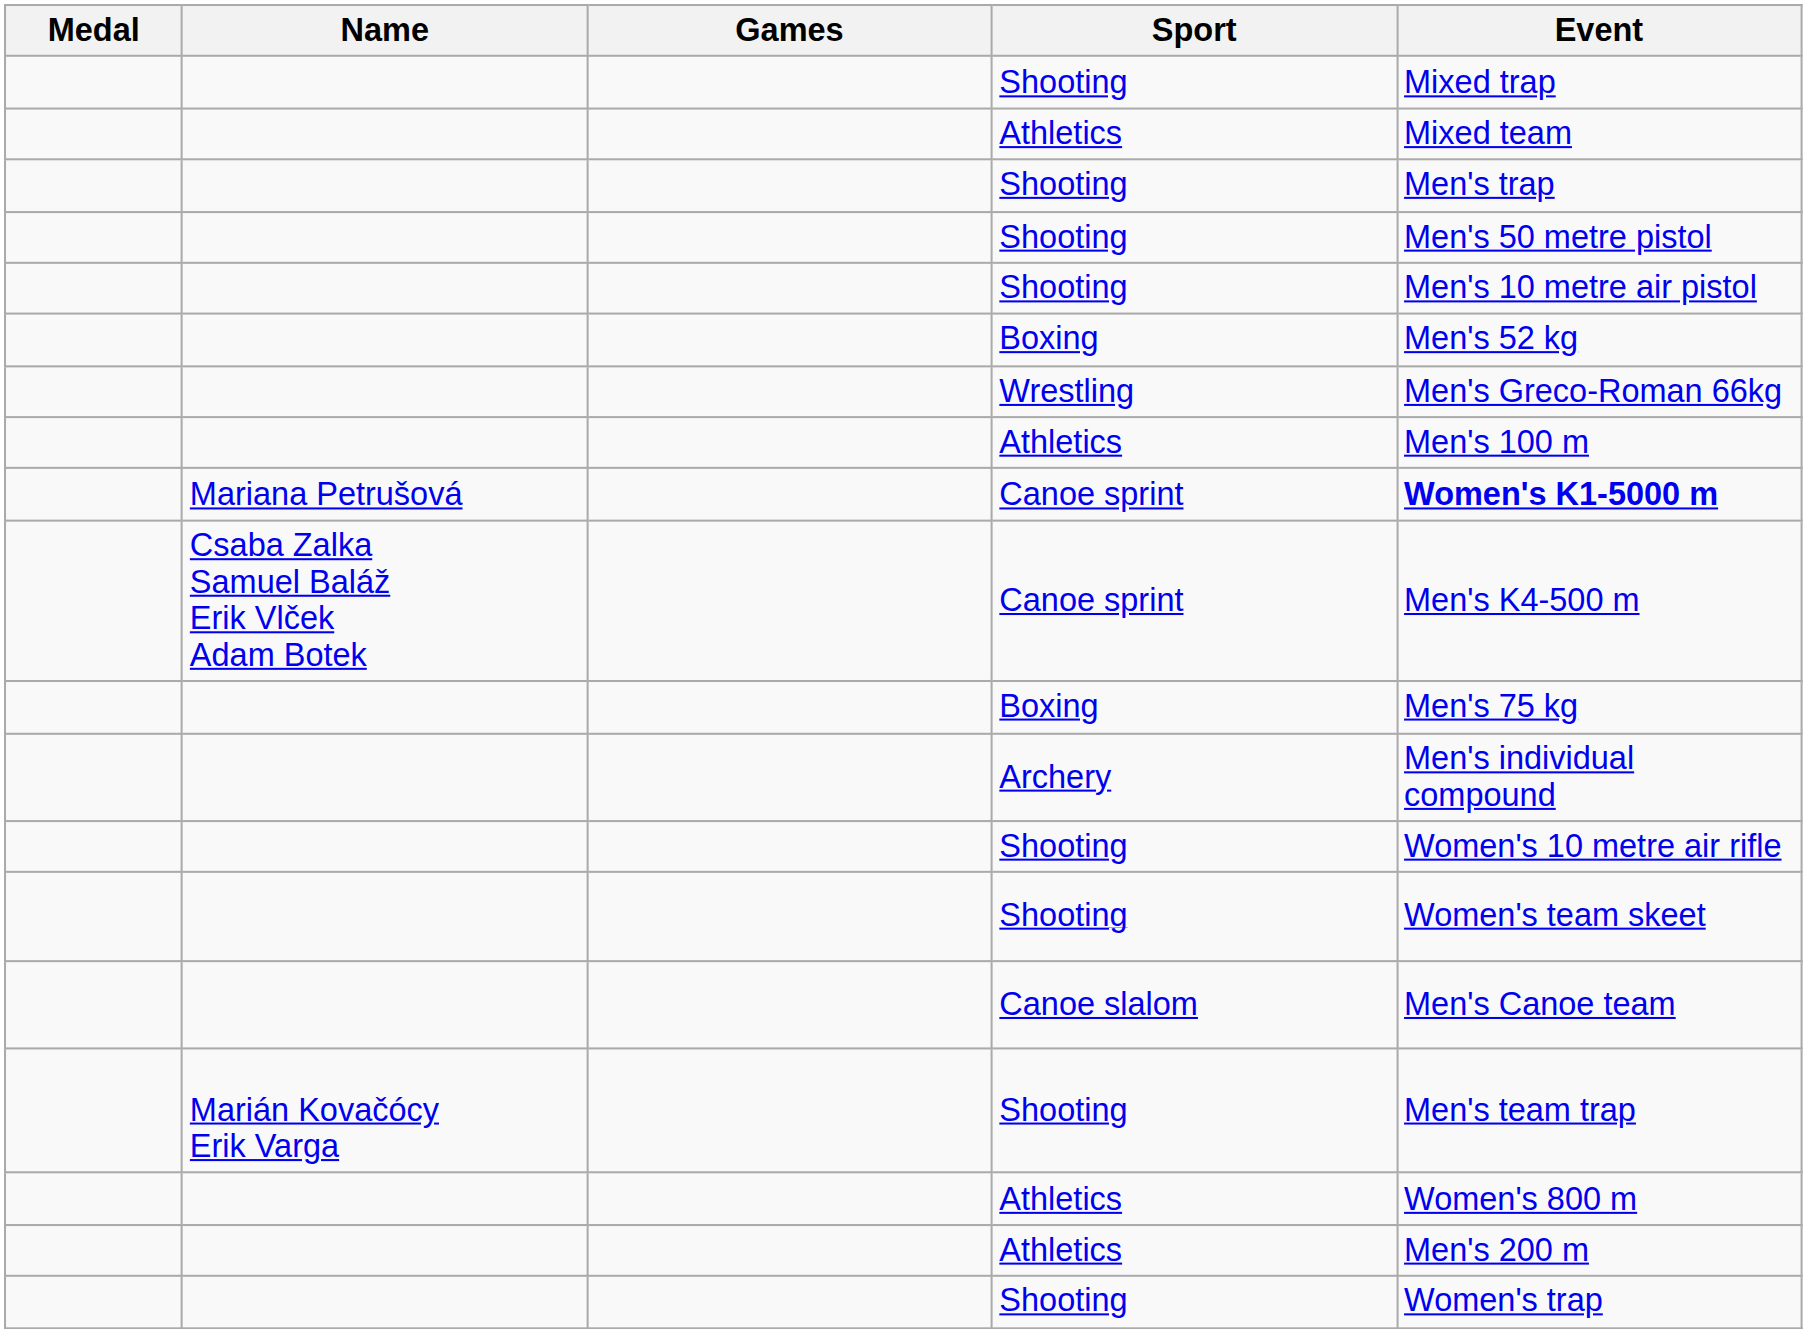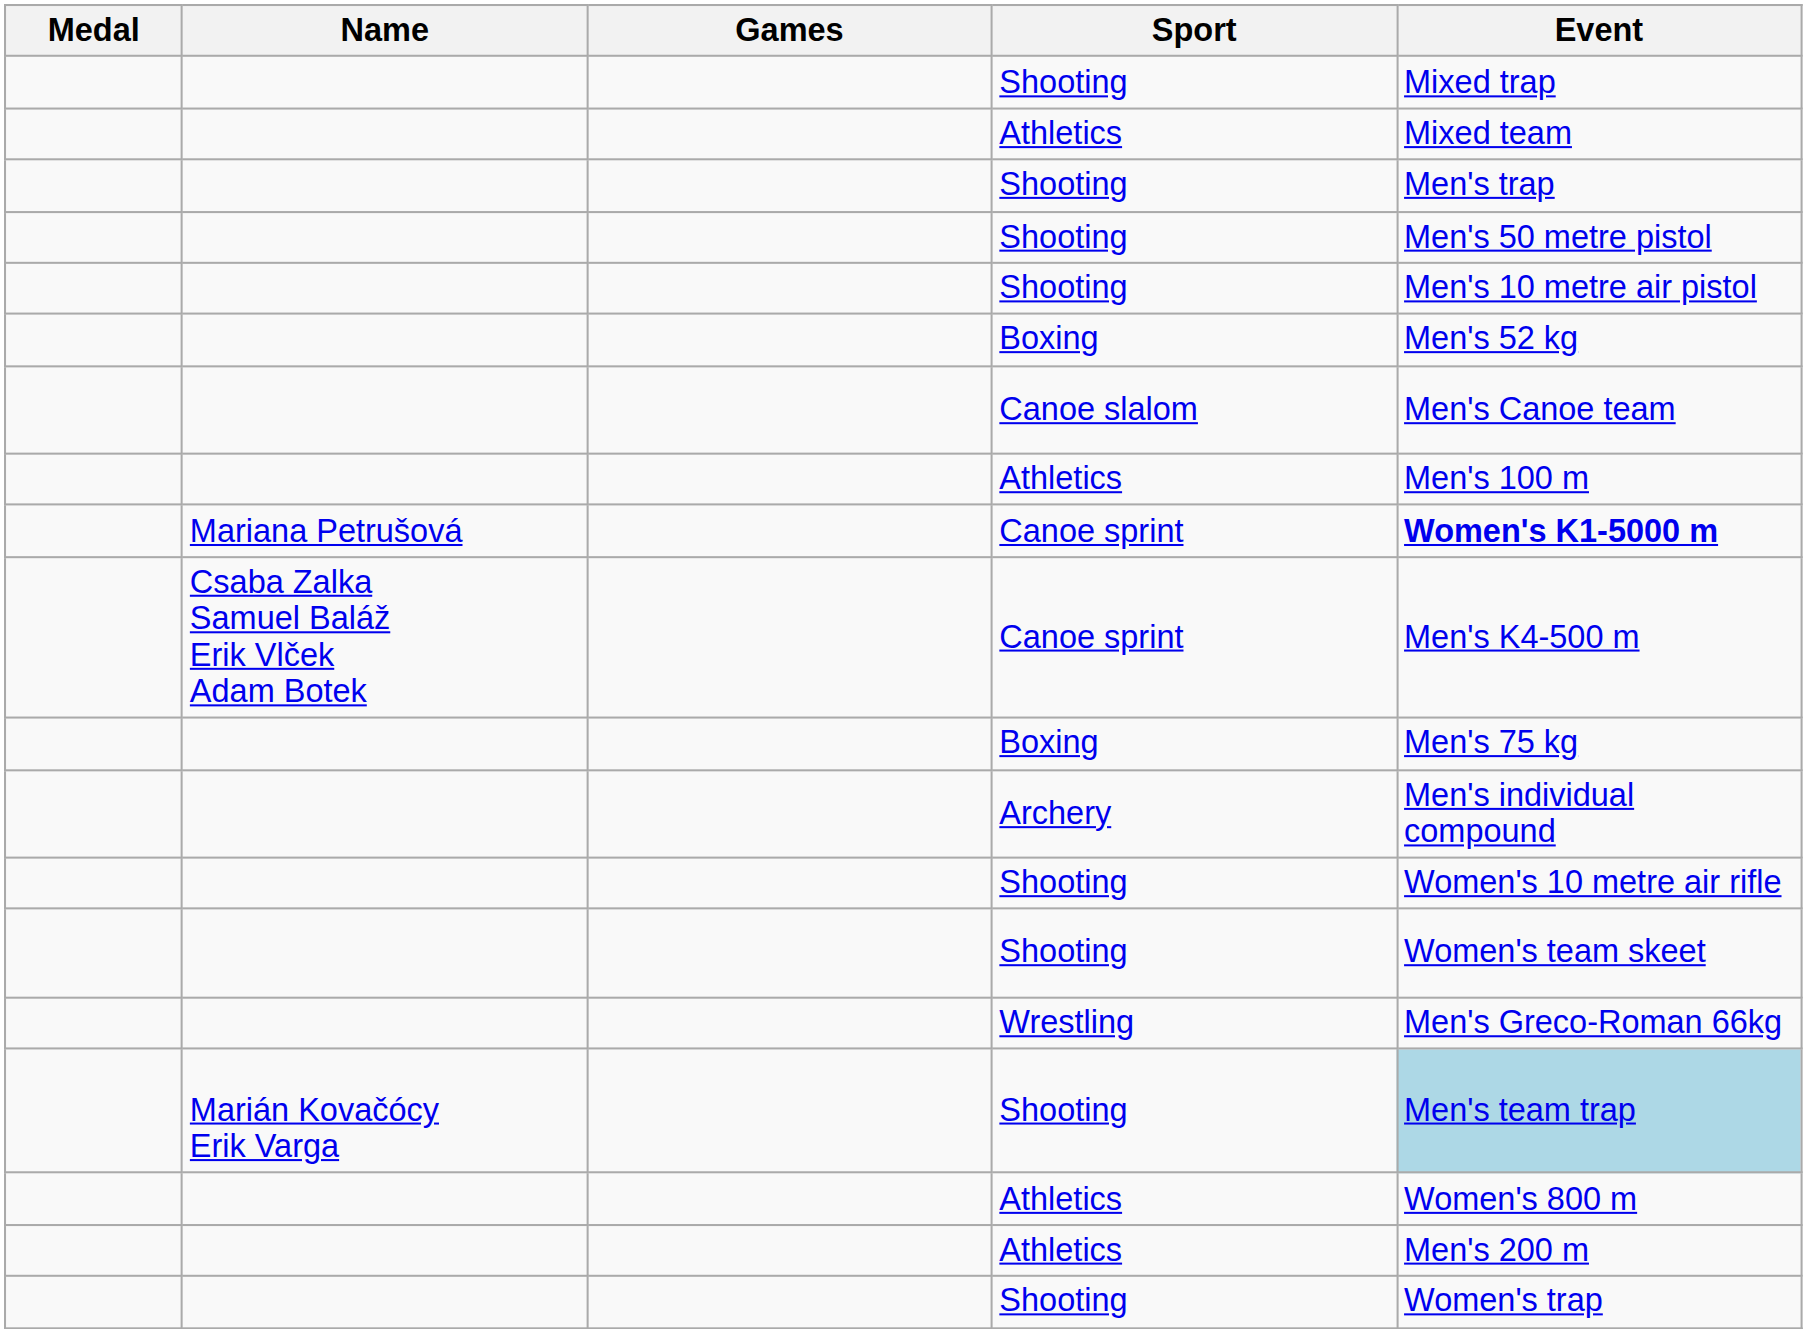rows swapped: (385, 391) <-> (385, 1004)
(1520, 1110) no background -> (1520, 1110) lightblue background
